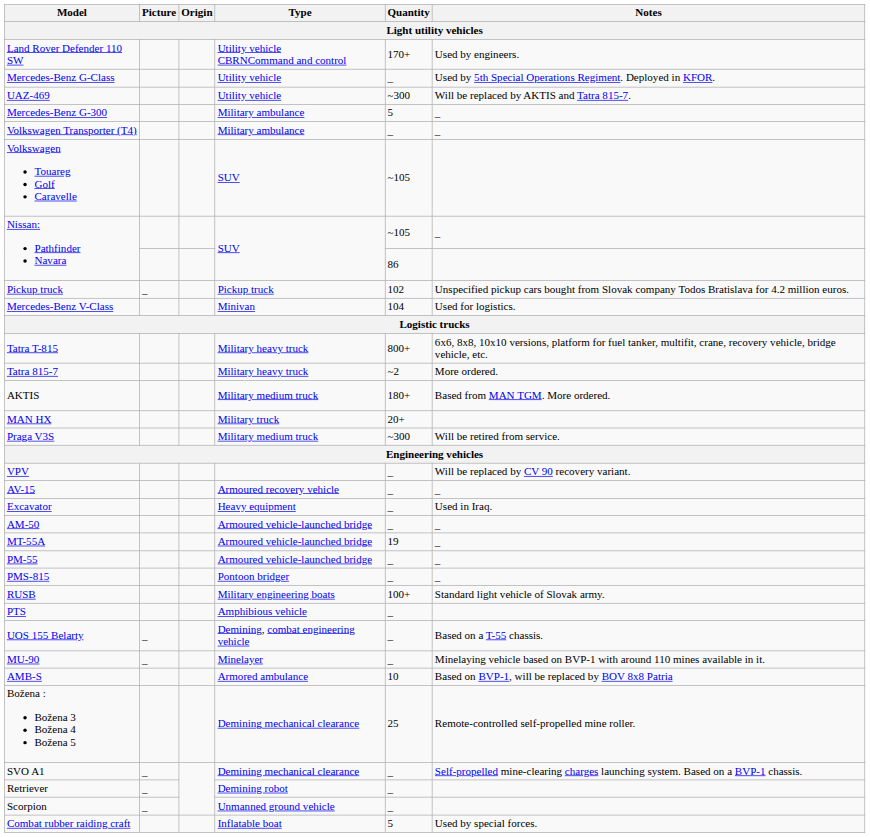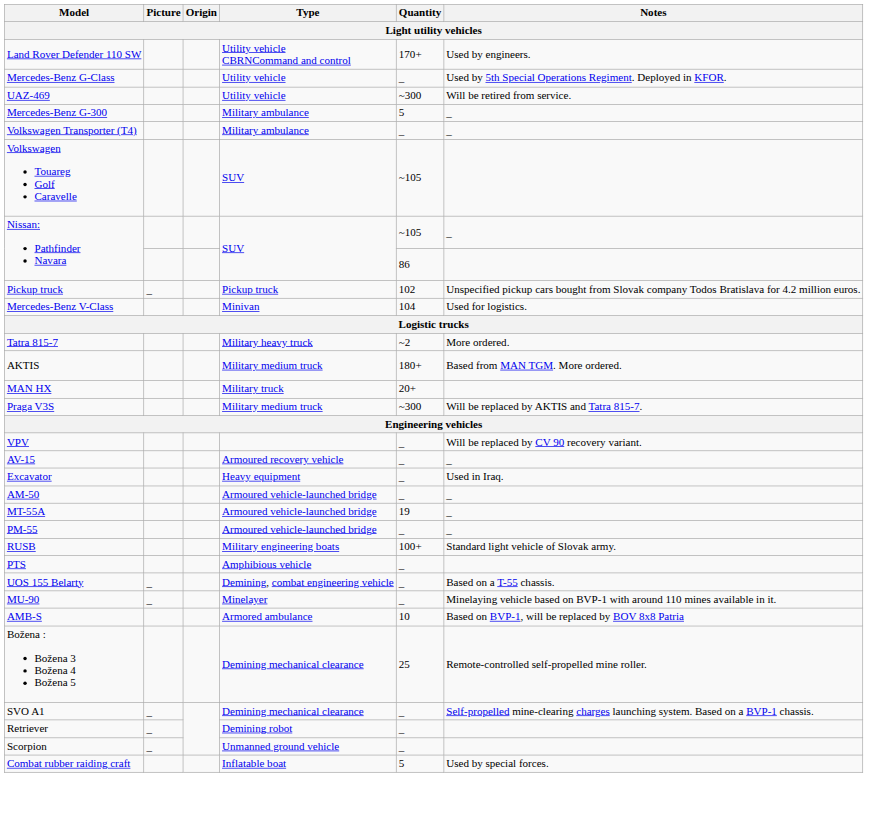(533, 95) Will be replaced by AKTIS and Tatra 815-7. -> (509, 95) Will be retired from service.
- row: (32, 348)
(497, 436) Will be retired from service. -> (544, 406) Will be replaced by AKTIS and Tatra 815-7.
- row: (28, 576)
